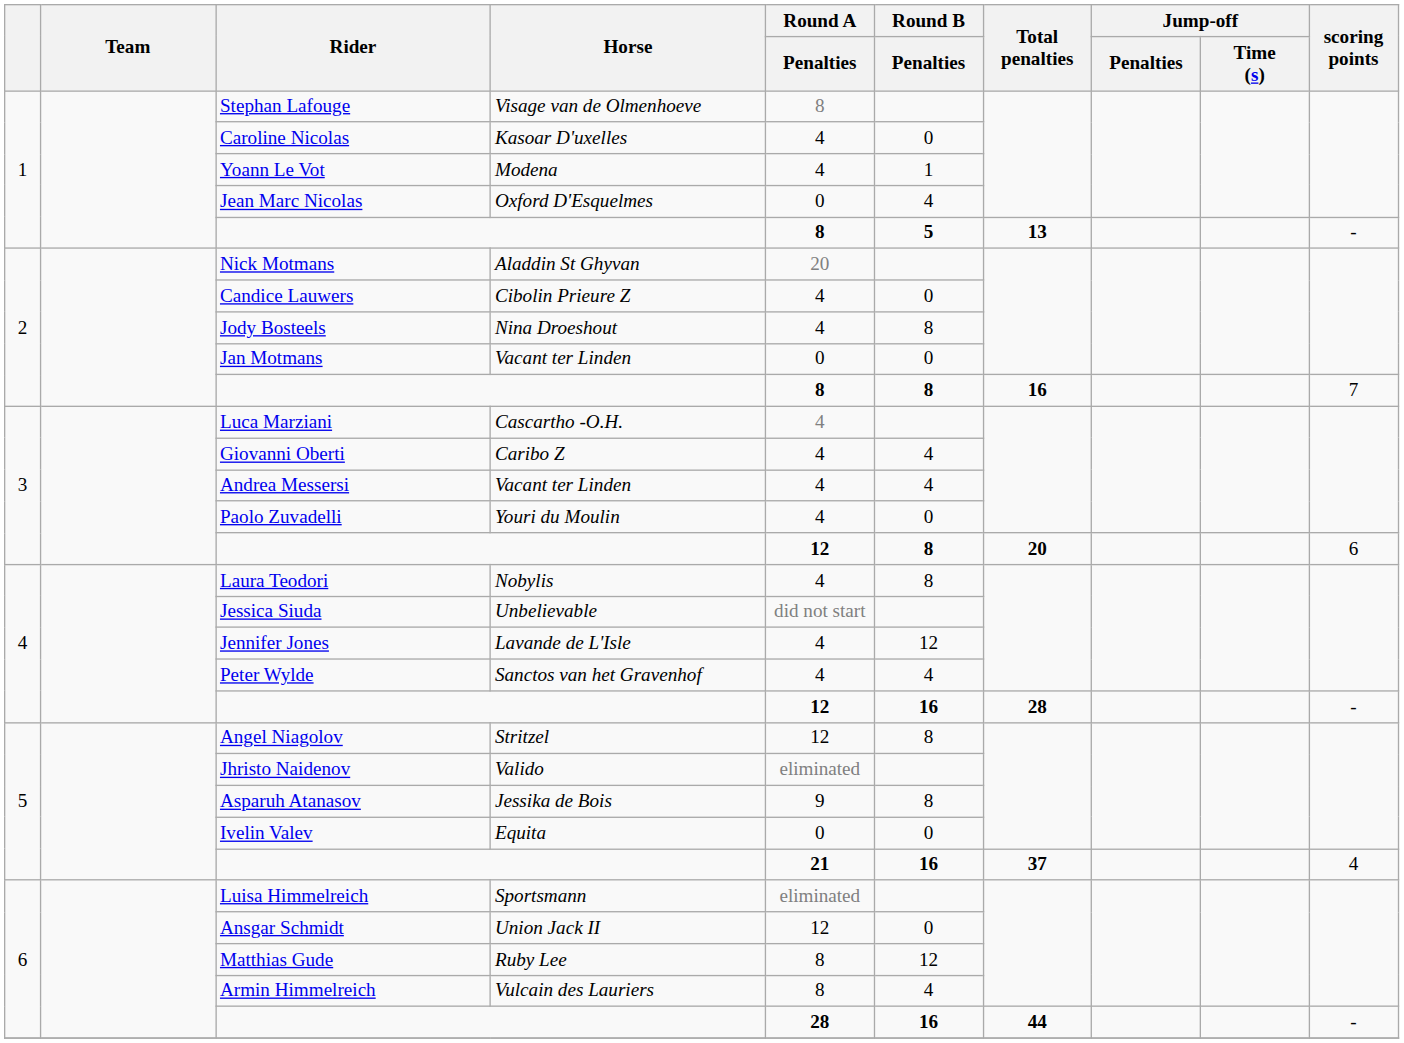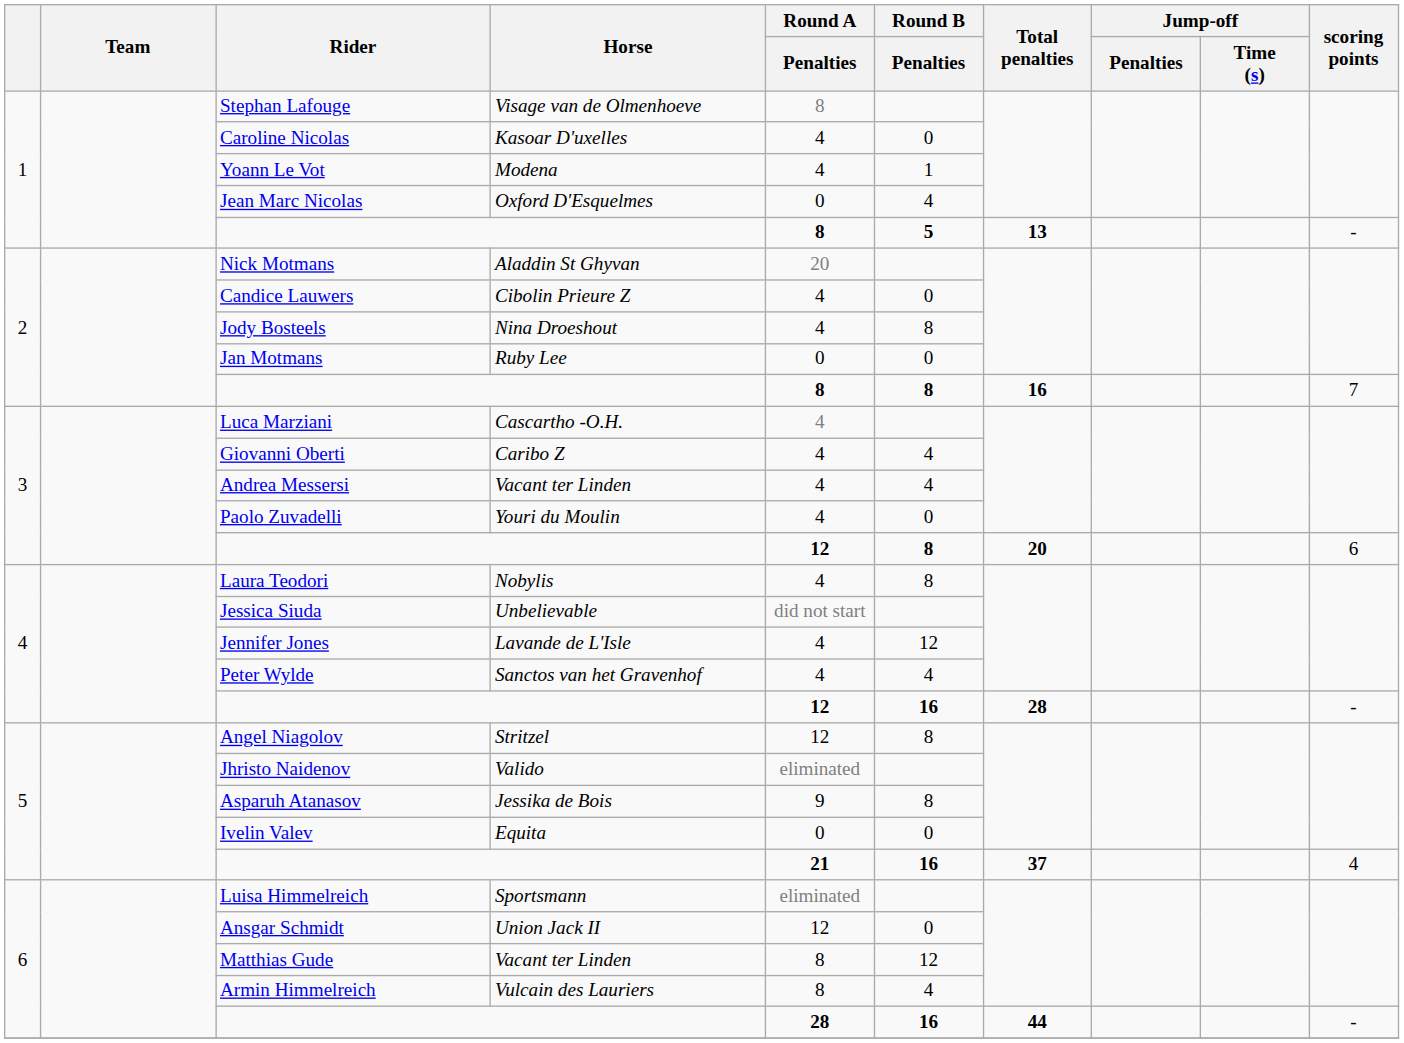(563, 359) Vacant ter Linden -> (531, 359) Ruby Lee
(531, 959) Ruby Lee -> (563, 959) Vacant ter Linden
